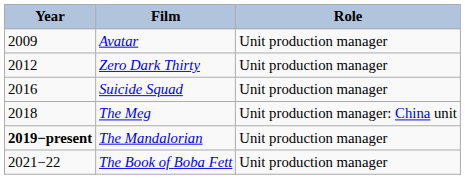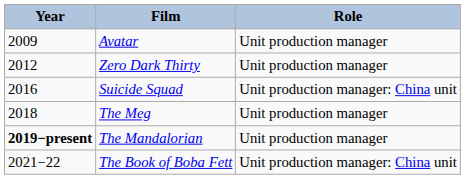(313, 89) Unit production manager -> (348, 89) Unit production manager: China unit
(348, 114) Unit production manager: China unit -> (313, 114) Unit production manager
(313, 162) Unit production manager -> (348, 162) Unit production manager: China unit
